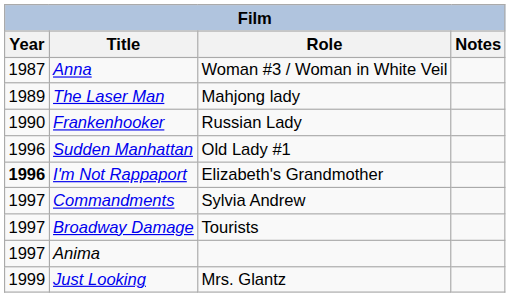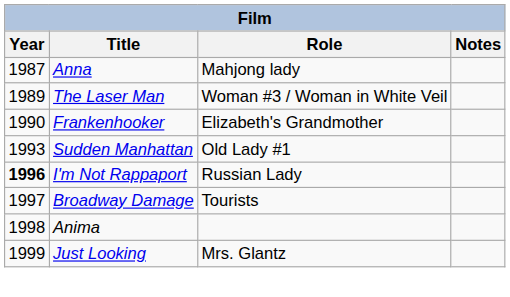(324, 70) Woman #3 / Woman in White Veil -> (251, 70) Mahjong lady
(251, 97) Mahjong lady -> (324, 97) Woman #3 / Woman in White Veil
(252, 123) Russian Lady -> (292, 123) Elizabeth's Grandmother
(27, 149) 1996 -> (27, 149) 1993
(292, 175) Elizabeth's Grandmother -> (252, 175) Russian Lady
- row: (114, 201)
(27, 254) 1997 -> (27, 227) 1998
